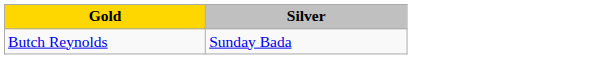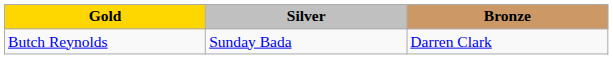+ column: (507, 16)
